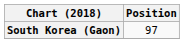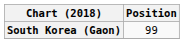(151, 30) 97 -> (151, 30) 99
